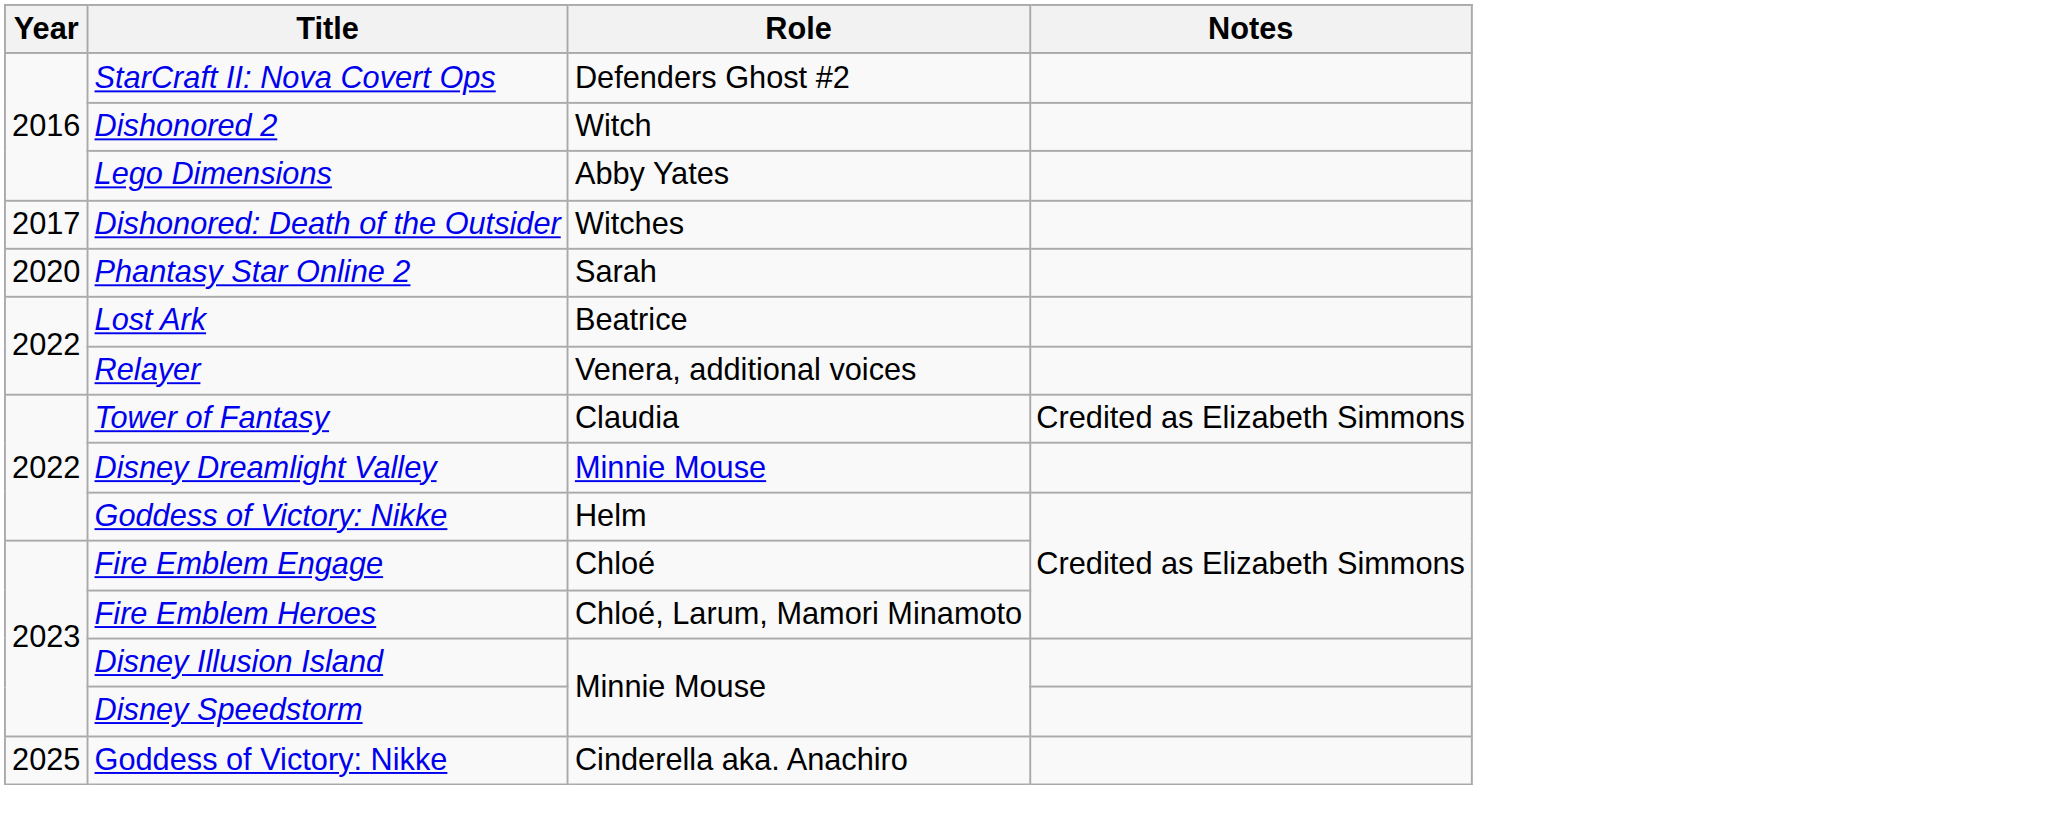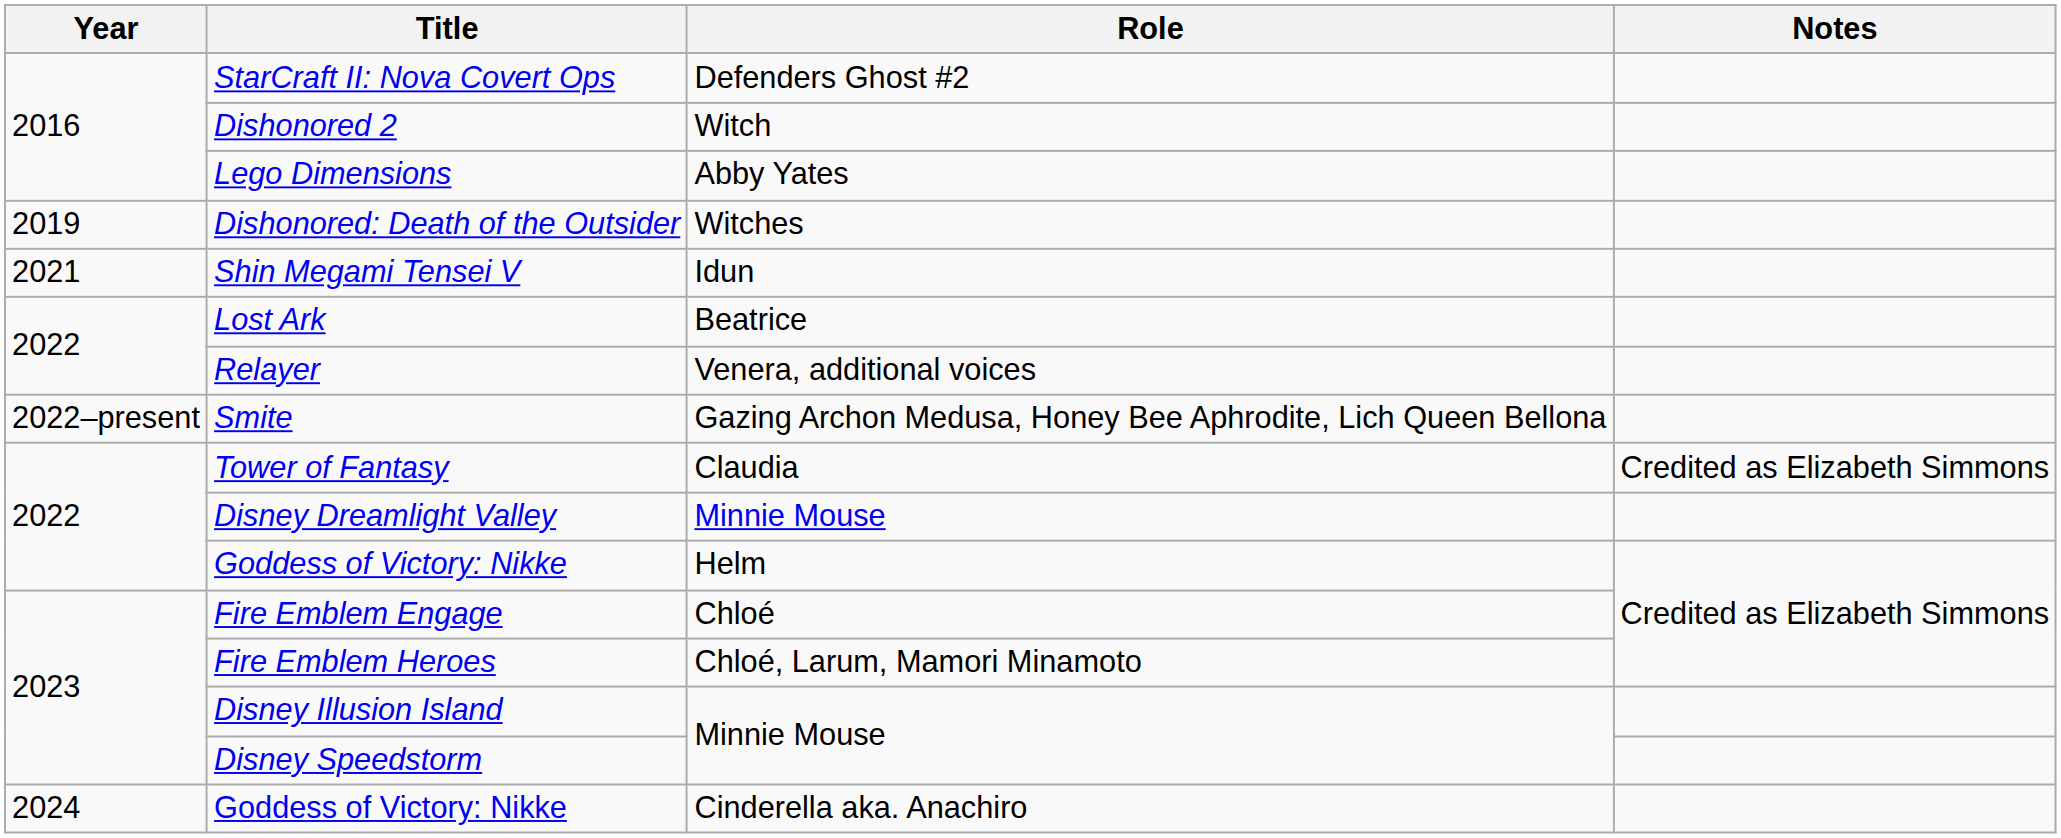(46, 223) 2017 -> (46, 223) 2019
- row: (253, 272)
+ row: (367, 272)
+ row: (253, 418)
(46, 759) 2025 -> (46, 808) 2024
